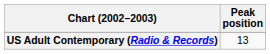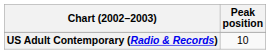(243, 40) 13 -> (243, 40) 10
